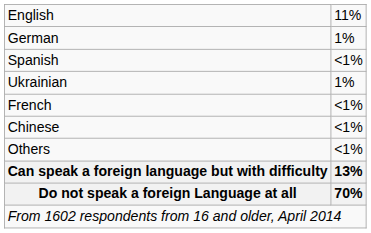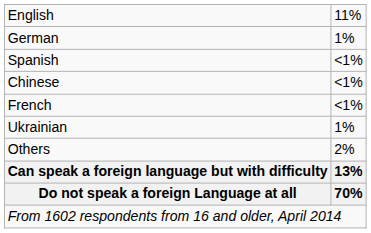rows swapped: (37, 82) <-> (34, 127)
(348, 149) <1% -> (344, 149) 2%
